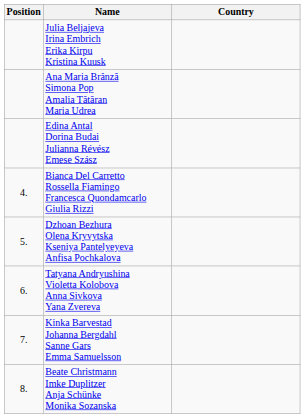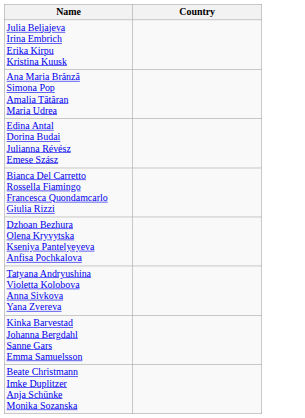- column: (24, 12)
